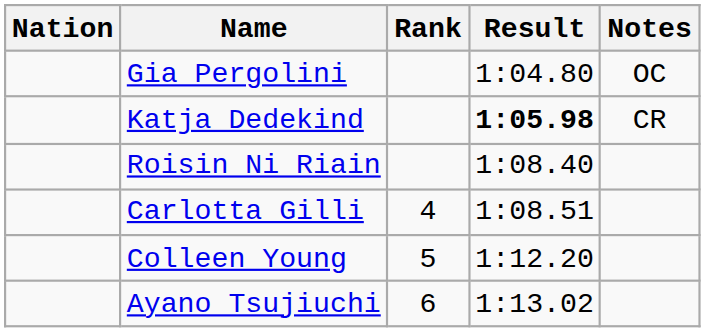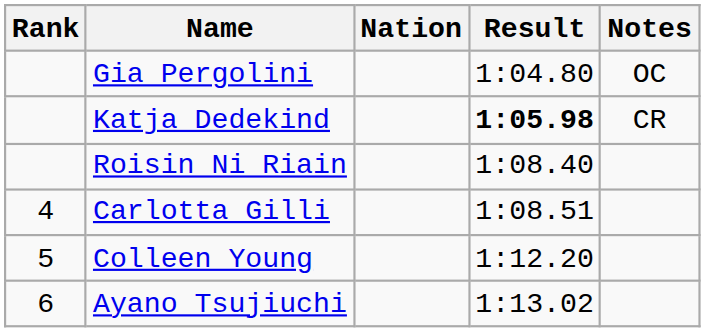columns swapped: (428, 28) <-> (63, 28)
